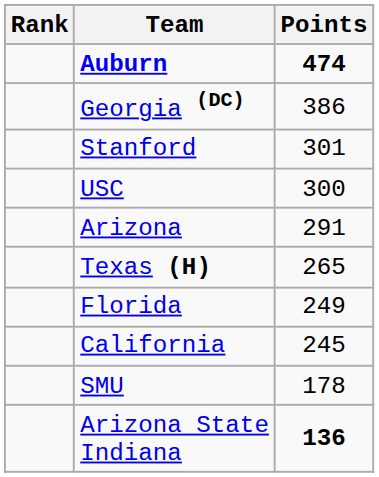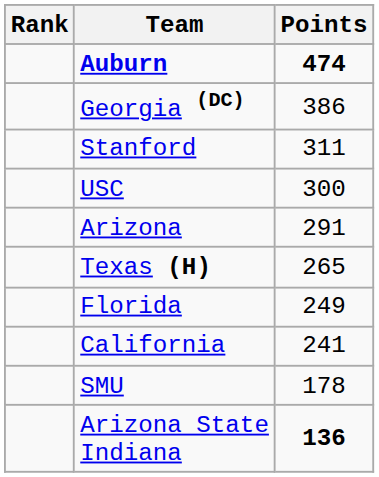(324, 149) 301 -> (324, 149) 311
(324, 346) 245 -> (324, 346) 241
